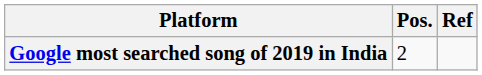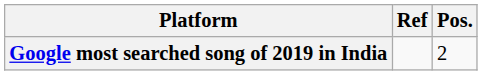columns swapped: (415, 20) <-> (457, 20)
